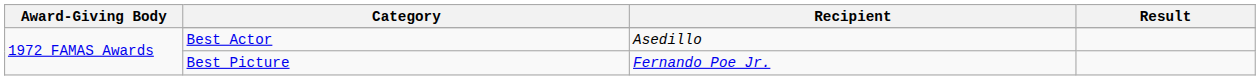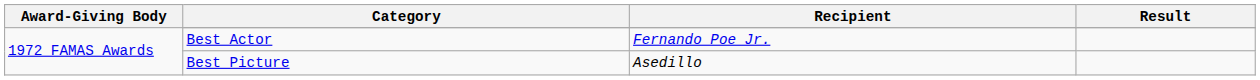(667, 40) Asedillo -> (702, 40) Fernando Poe Jr.
(702, 63) Fernando Poe Jr. -> (667, 63) Asedillo
